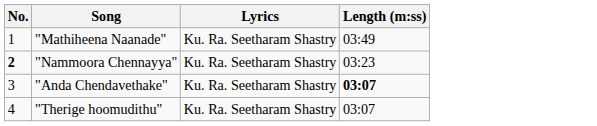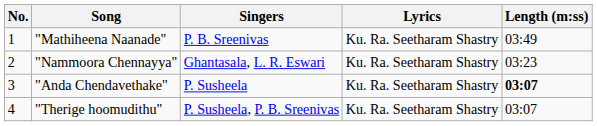+ column: (262, 16)
(11, 62) bold -> (11, 62) normal
